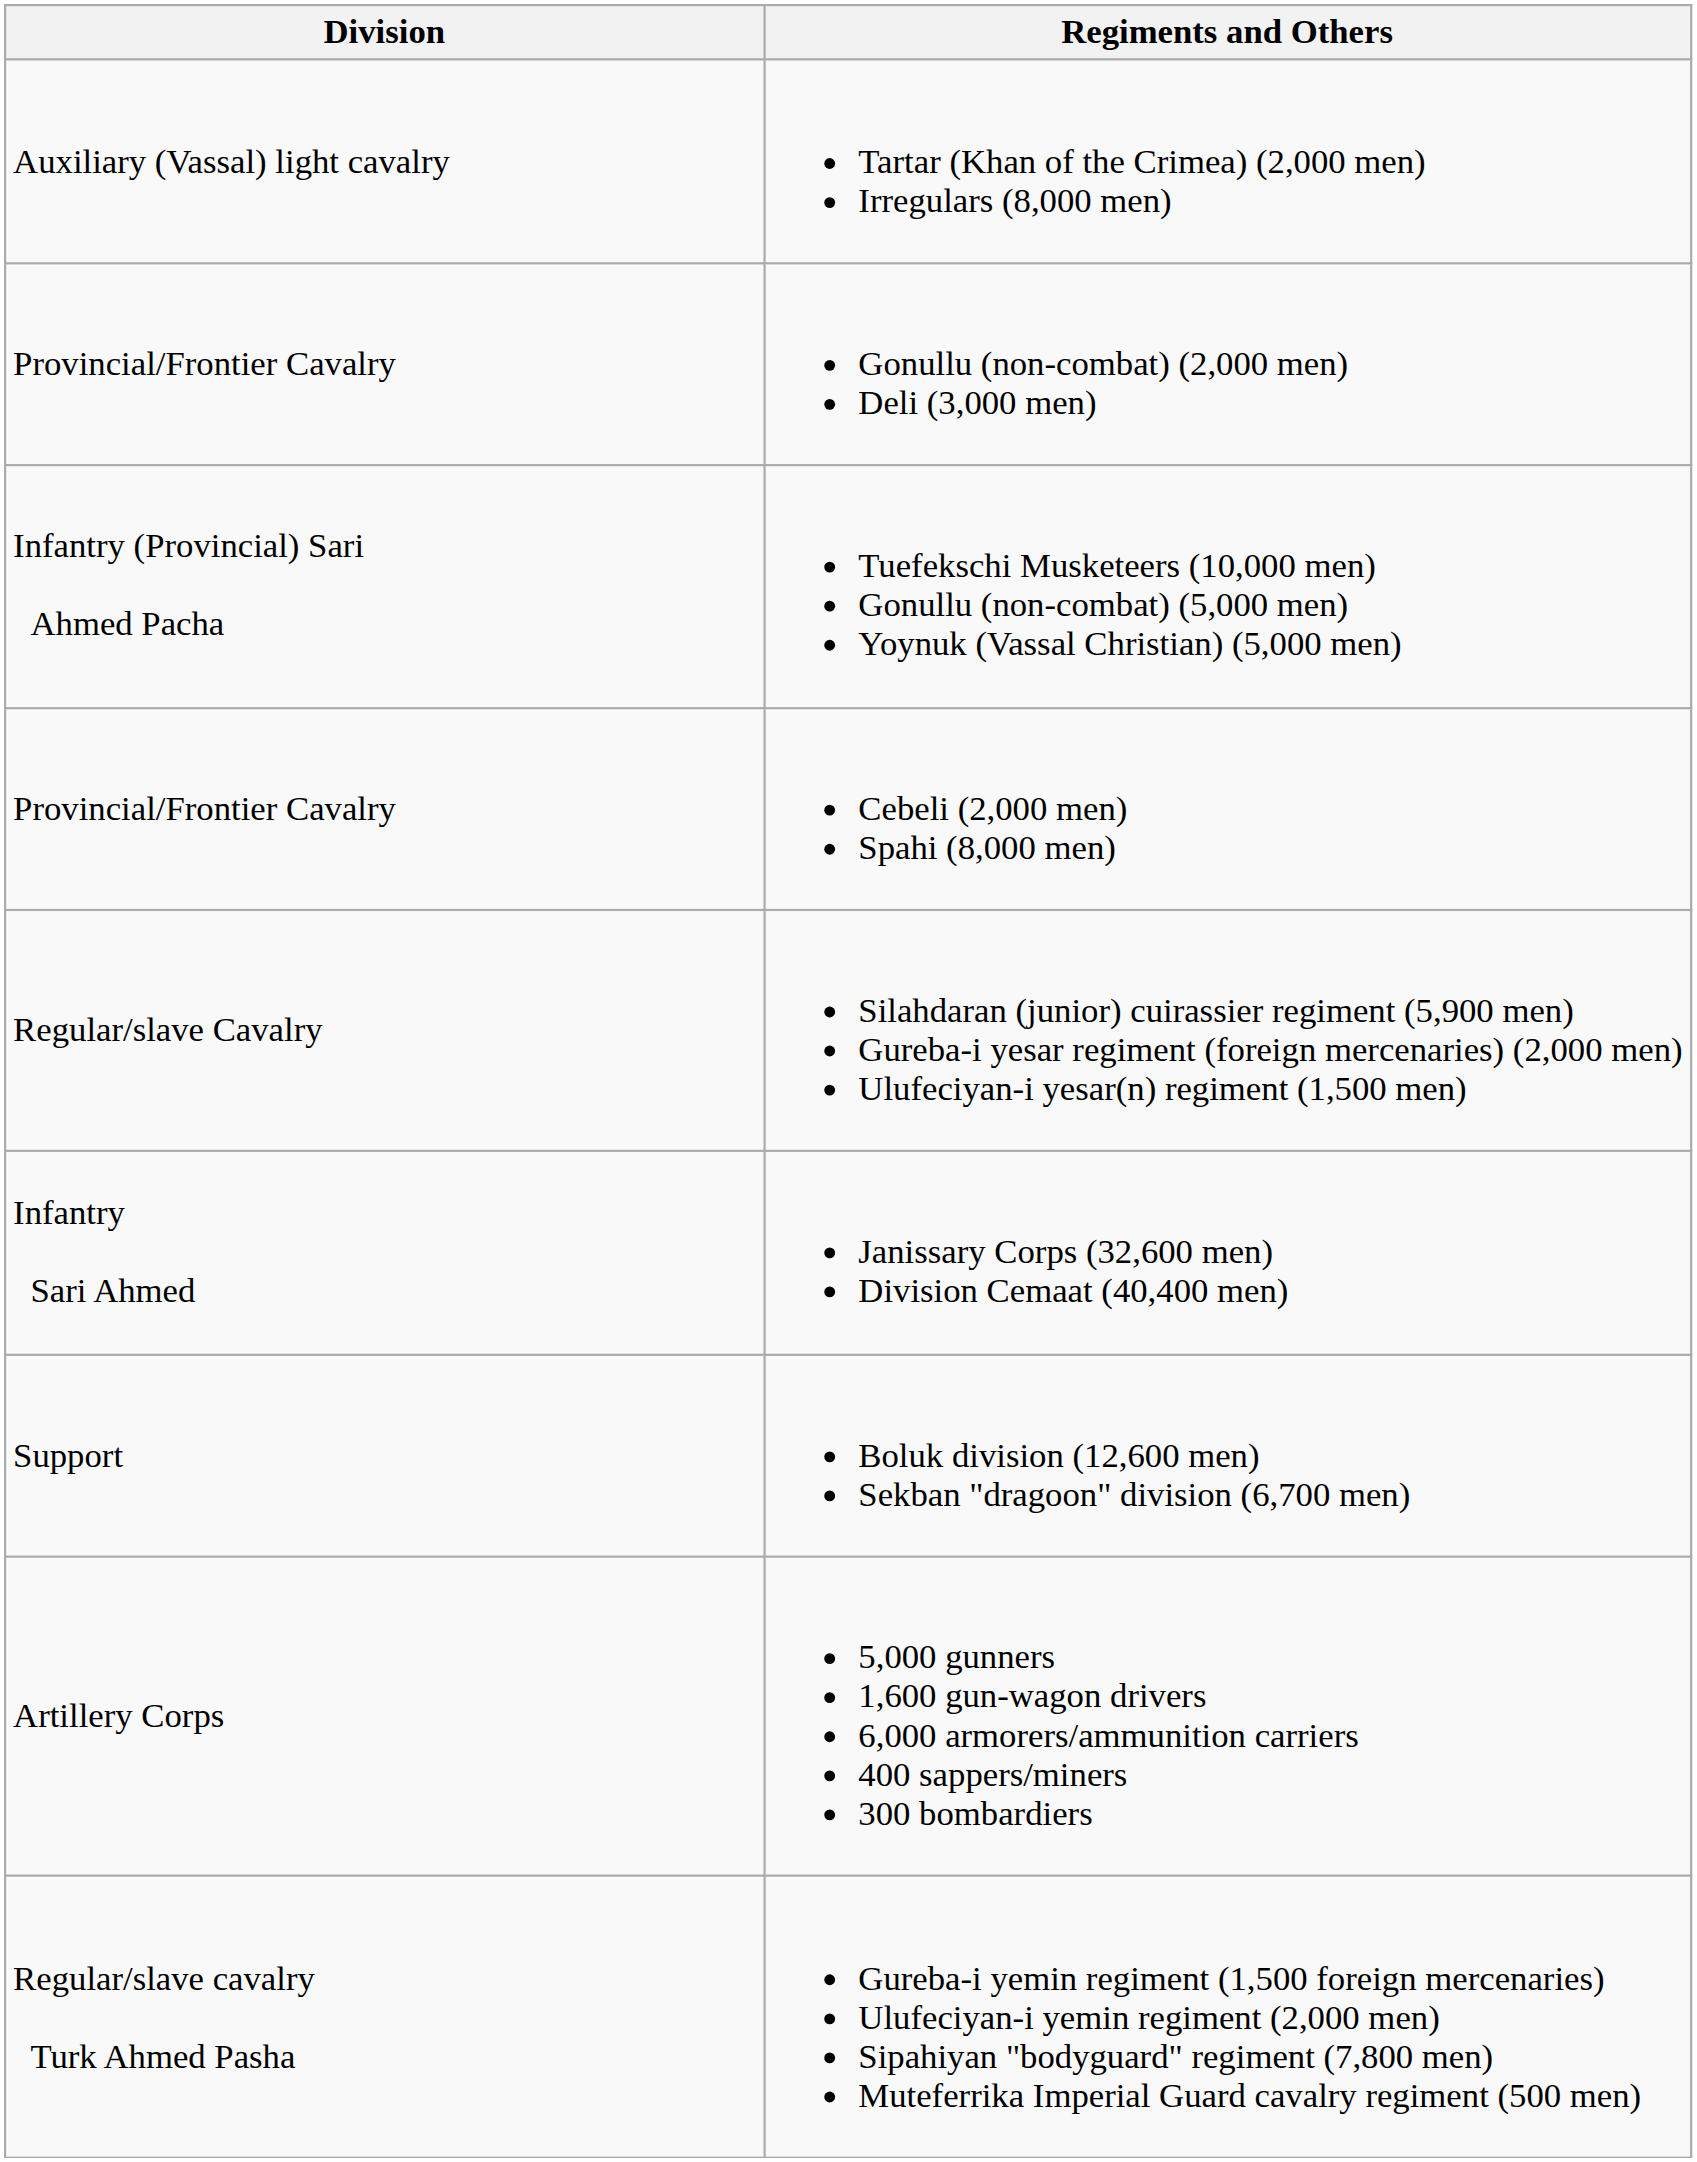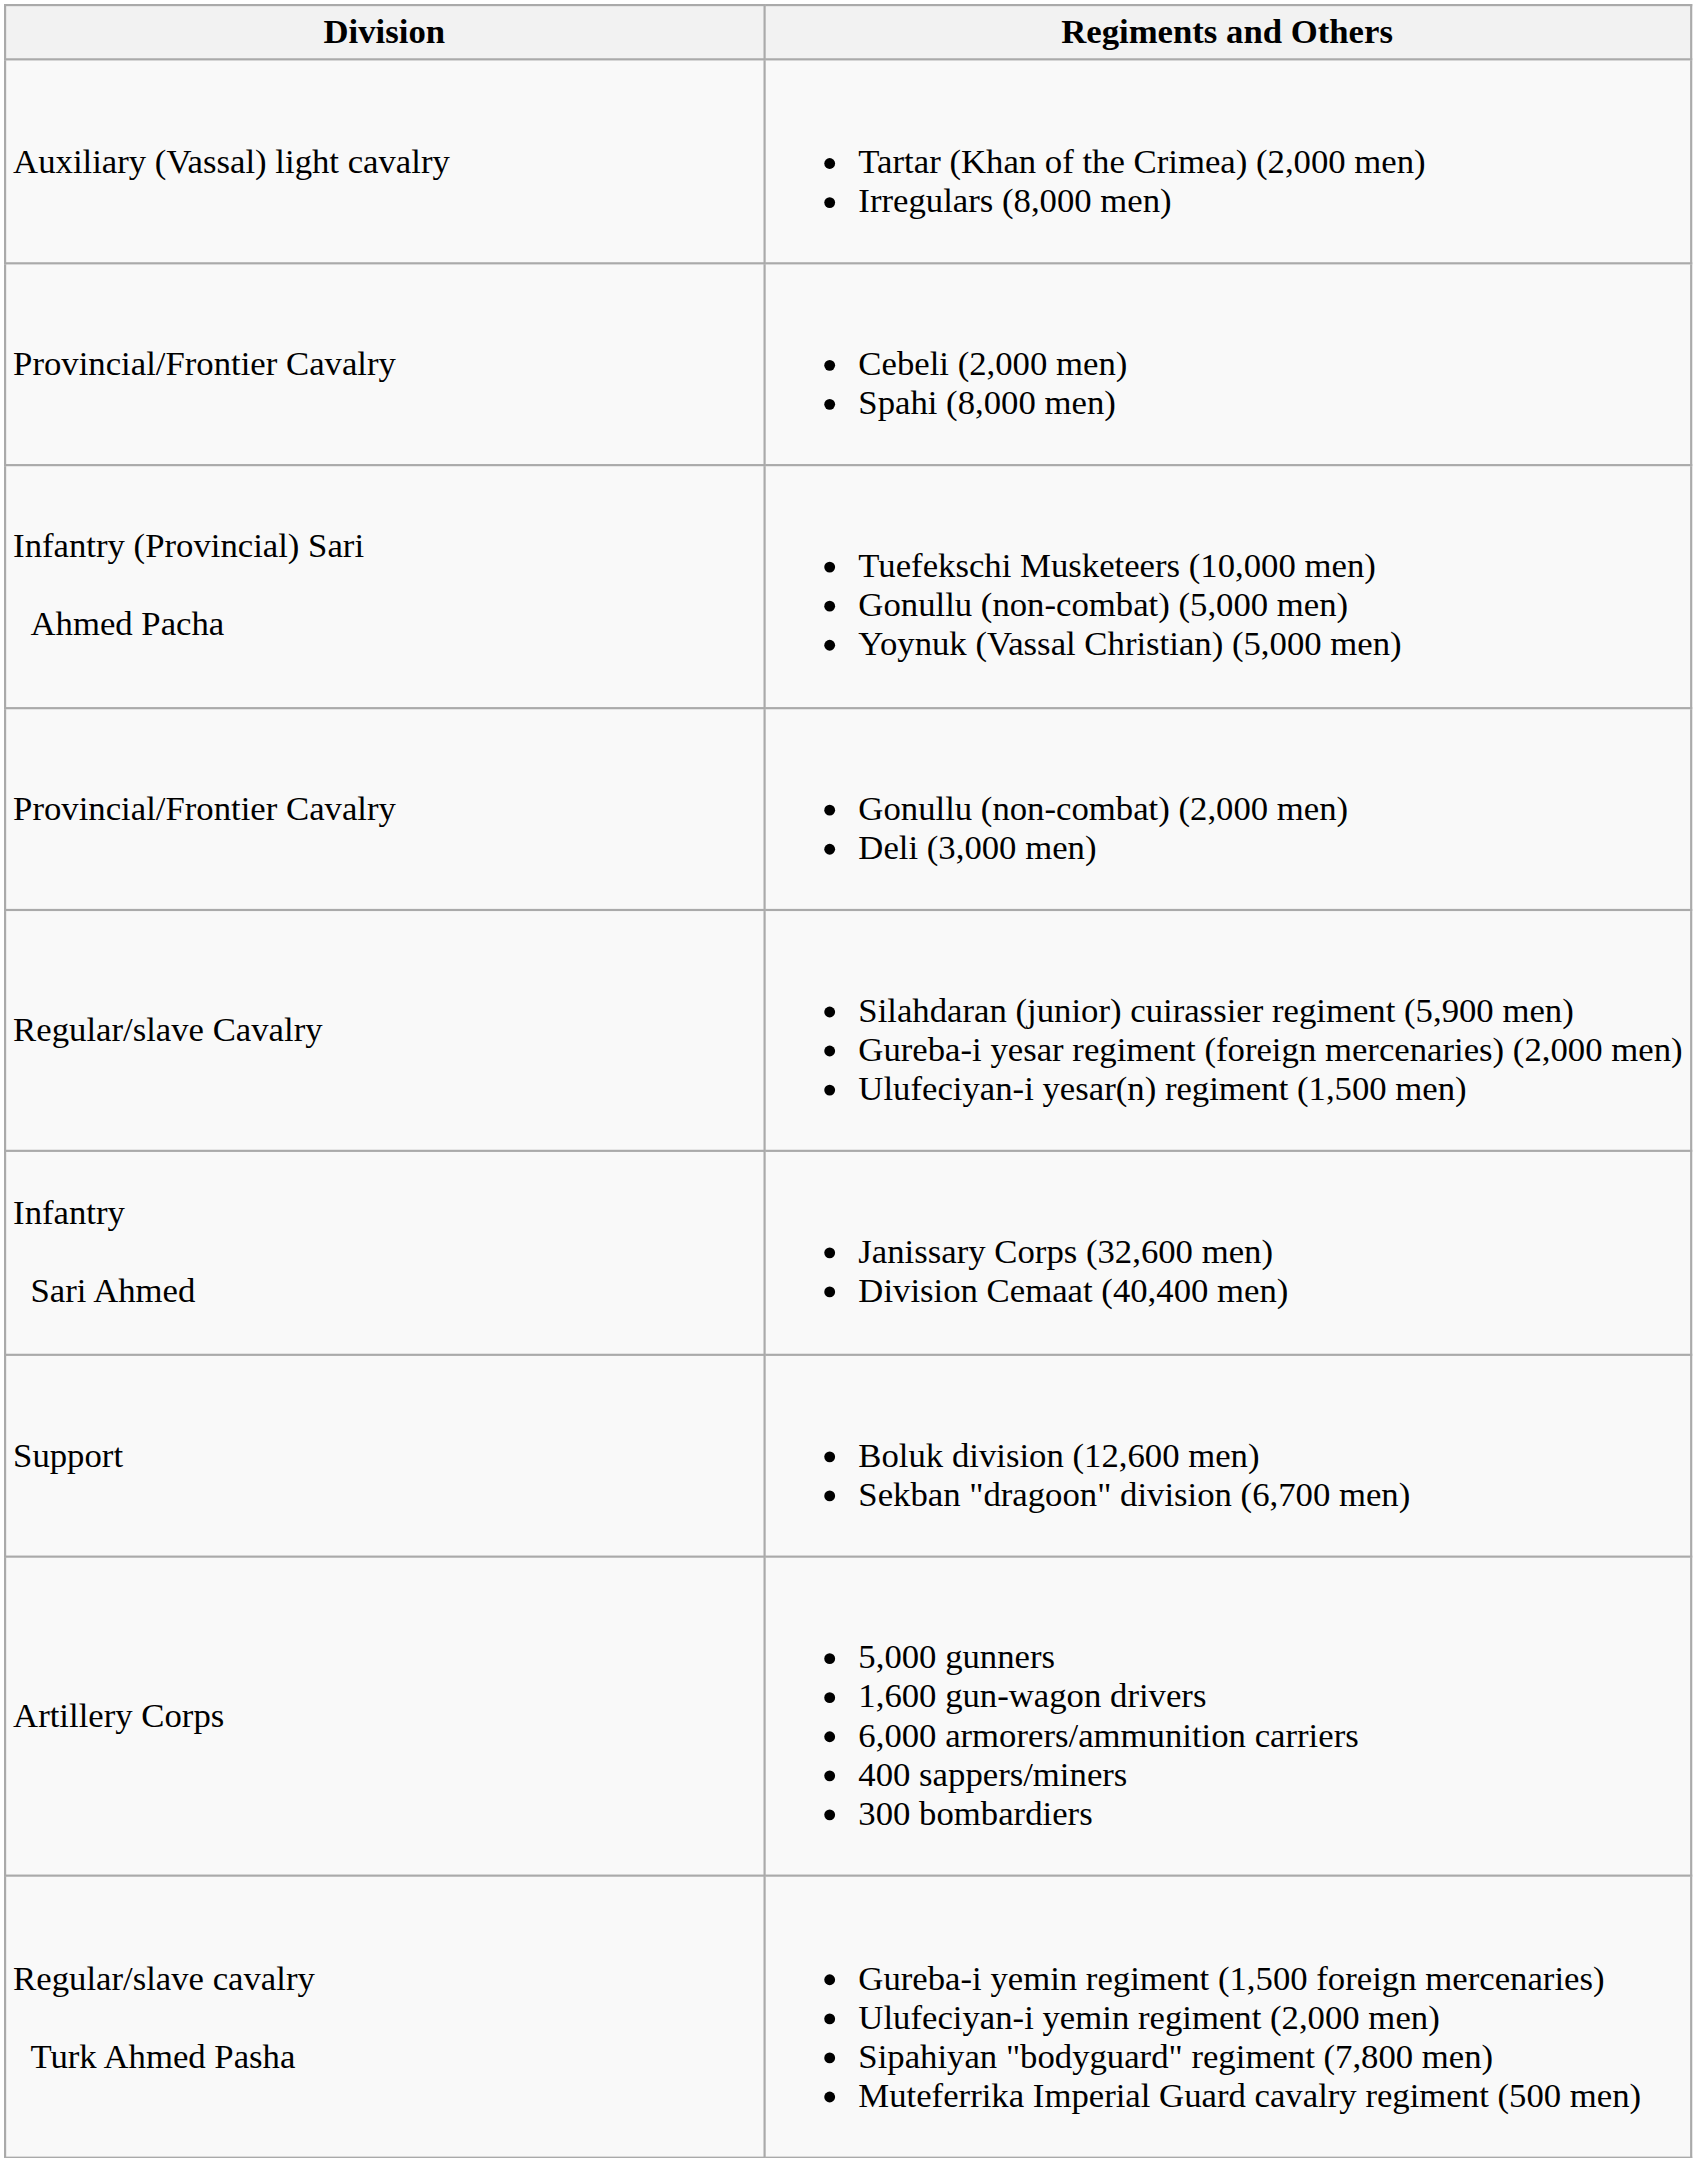rows swapped: (1227, 384) <-> (1227, 828)
